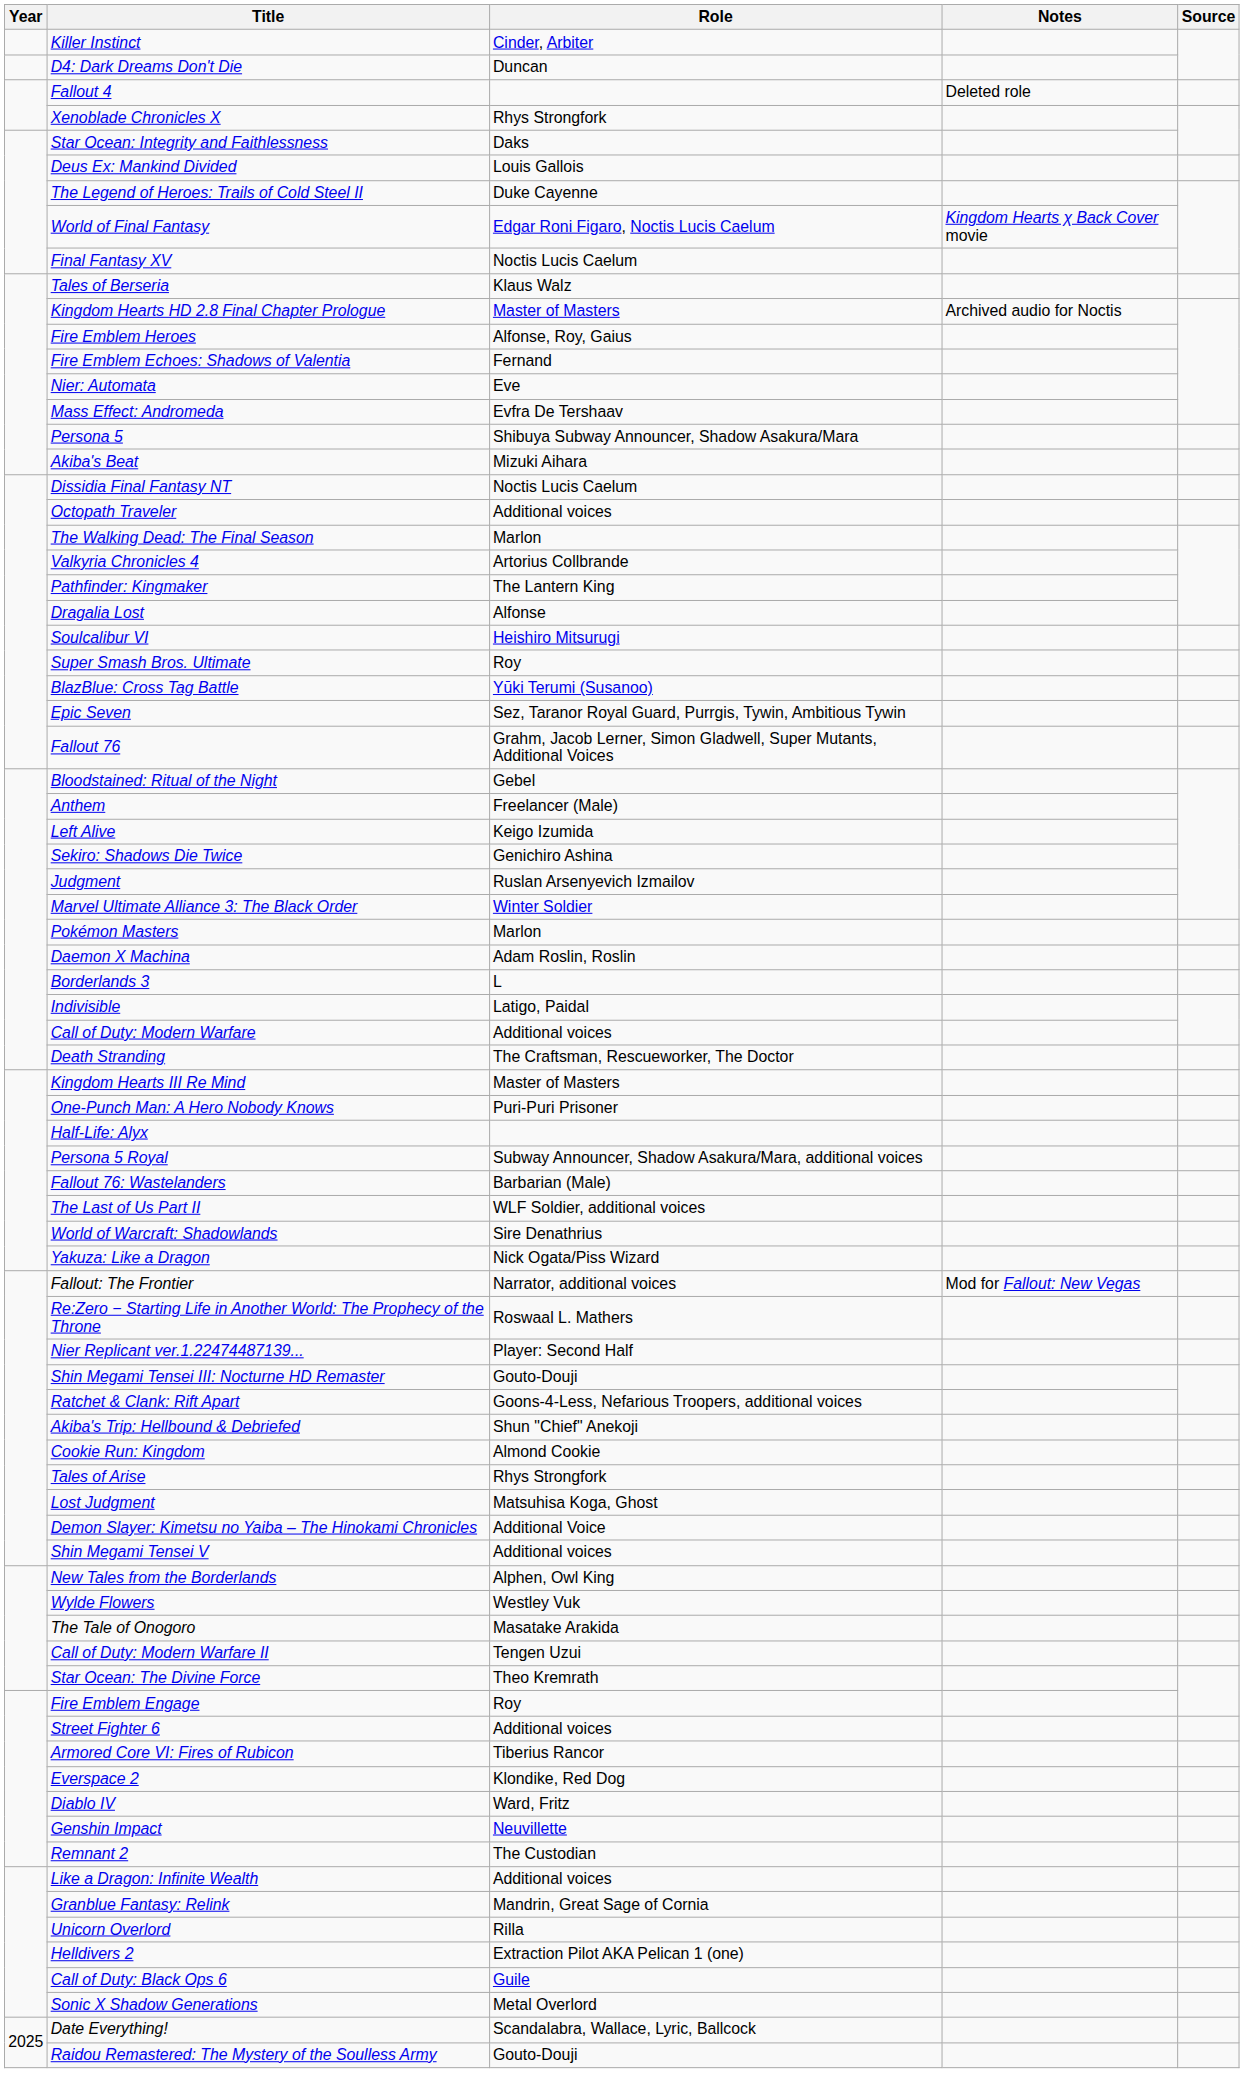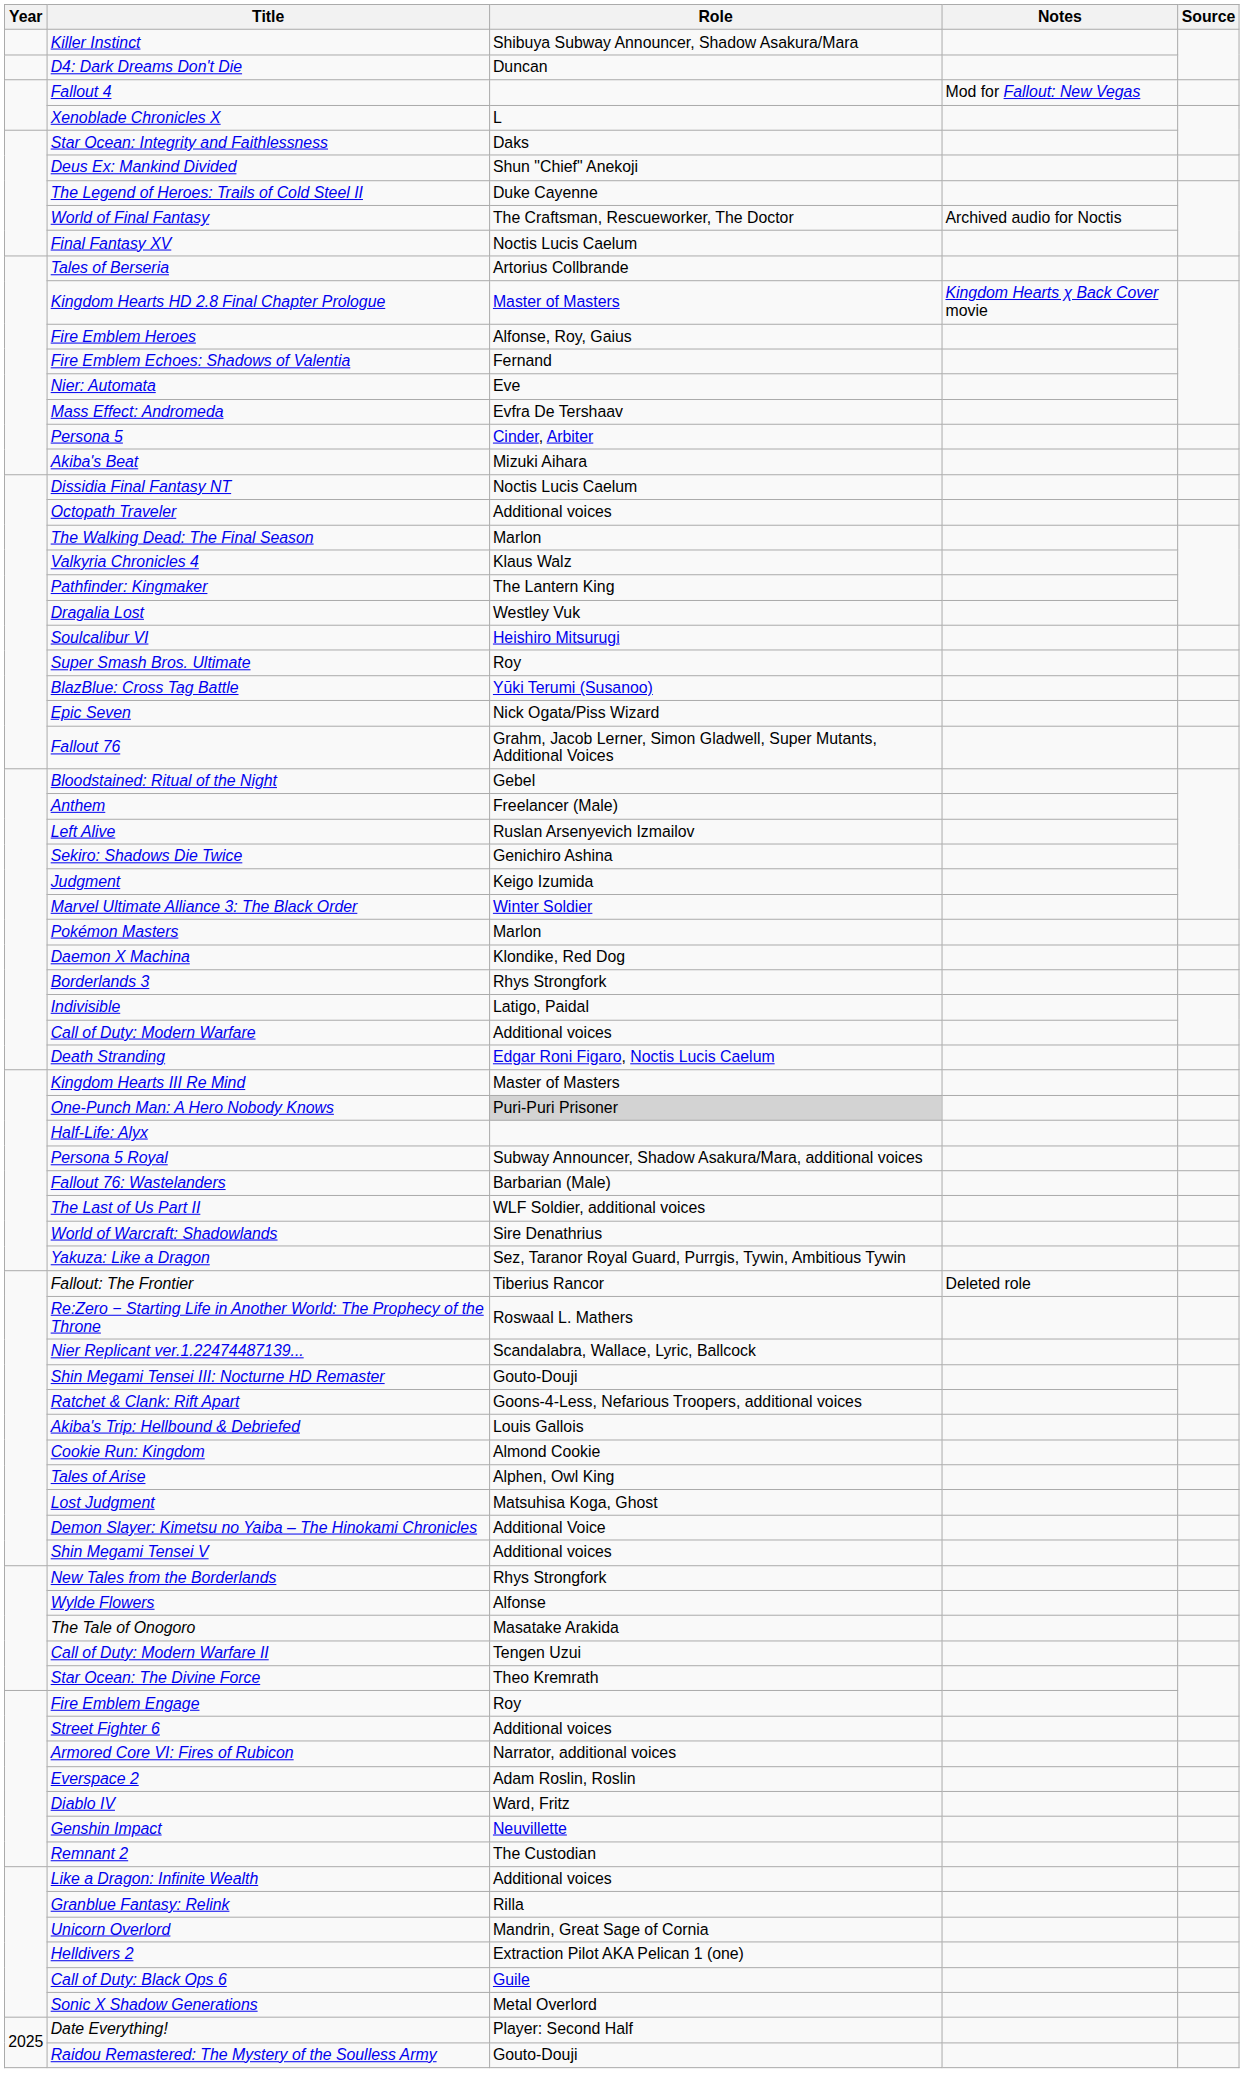(543, 42) Cinder, Arbiter -> (676, 42) Shibuya Subway Announcer, Shadow Asakura/Mara
(988, 92) Deleted role -> (1043, 92) Mod for Fallout: New Vegas
(550, 117) Rhys Strongfork -> (497, 117) L
(538, 167) Louis Gallois -> (565, 167) Shun "Chief" Anekoji
(634, 226) Edgar Roni Figaro, Noctis Lucis Caelum -> (643, 218) The Craftsman, Rescueworker, The Doctor
(1052, 226) Kingdom Hearts χ Back Cover movie -> (1034, 218) Archived audio for Noctis
(532, 286) Klaus Walz -> (561, 268) Artorius Collbrande
(1034, 311) Archived audio for Noctis -> (1052, 302) Kingdom Hearts χ Back Cover movie
(676, 436) Shibuya Subway Announcer, Shadow Asakura/Mara -> (543, 436) Cinder, Arbiter
(561, 562) Artorius Collbrande -> (532, 562) Klaus Walz
(519, 612) Alfonse -> (536, 612) Westley Vuk
(699, 713) Sez, Taranor Royal Guard, Purrgis, Tywin, Ambitious Tywin -> (576, 713) Nick Ogata/Piss Wizard
(543, 831) Keigo Izumida -> (594, 831) Ruslan Arsenyevich Izmailov
(594, 881) Ruslan Arsenyevich Izmailov -> (543, 881) Keigo Izumida
(564, 957) Adam Roslin, Roslin -> (559, 957) Klondike, Red Dog
(497, 982) L -> (550, 982) Rhys Strongfork
(643, 1057) The Craftsman, Rescueworker, The Doctor -> (634, 1057) Edgar Roni Figaro, Noctis Lucis Caelum
(555, 1107) no background -> (555, 1107) lightgrey background
(576, 1258) Nick Ogata/Piss Wizard -> (699, 1258) Sez, Taranor Royal Guard, Purrgis, Tywin, Ambitious Tywin
(584, 1283) Narrator, additional voices -> (549, 1283) Tiberius Rancor
(1043, 1283) Mod for Fallout: New Vegas -> (988, 1283) Deleted role
(563, 1351) Player: Second Half -> (624, 1351) Scandalabra, Wallace, Lyric, Ballcock
(565, 1427) Shun "Chief" Anekoji -> (538, 1427) Louis Gallois
(550, 1477) Rhys Strongfork -> (554, 1477) Alphen, Owl King
(554, 1577) Alphen, Owl King -> (550, 1577) Rhys Strongfork
(536, 1602) Westley Vuk -> (519, 1602) Alfonse
(549, 1753) Tiberius Rancor -> (584, 1753) Narrator, additional voices
(559, 1778) Klondike, Red Dog -> (564, 1778) Adam Roslin, Roslin
(601, 1904) Mandrin, Great Sage of Cornia -> (508, 1904) Rilla
(508, 1929) Rilla -> (601, 1929) Mandrin, Great Sage of Cornia
(624, 2029) Scandalabra, Wallace, Lyric, Ballcock -> (563, 2029) Player: Second Half
